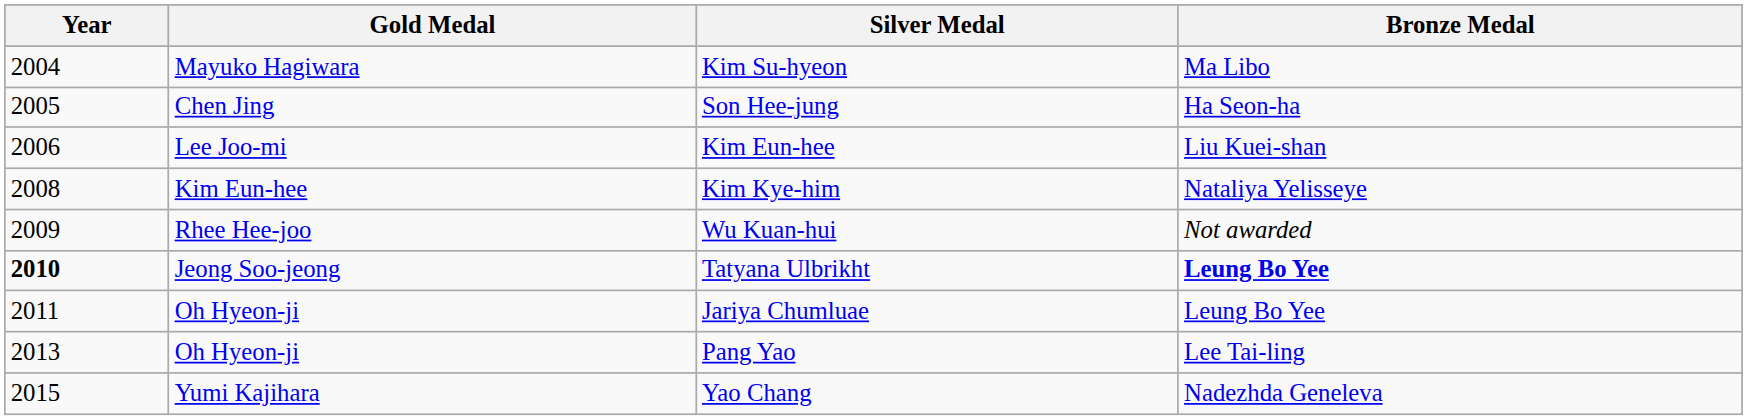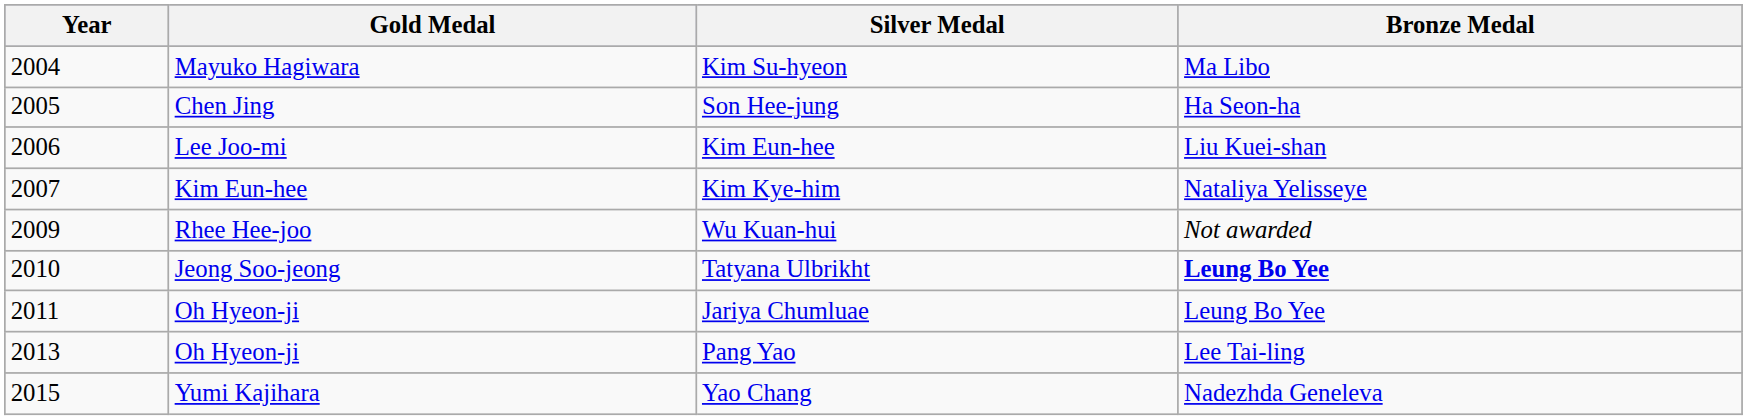(35, 188) 2008 -> (35, 188) 2007
(35, 270) bold -> (35, 270) normal
